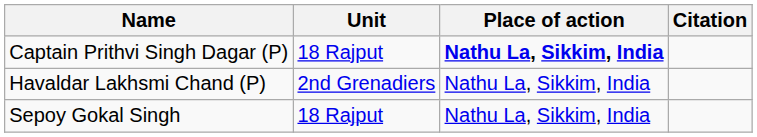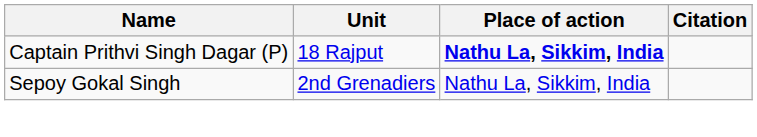- row: (138, 83)
(340, 115) 18 Rajput -> (366, 83) 2nd Grenadiers
